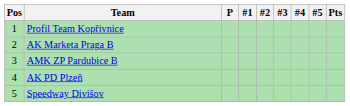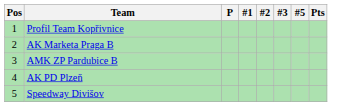- column: (300, 12)
